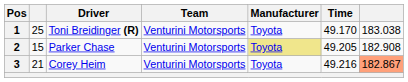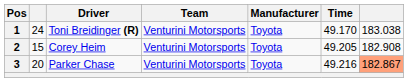(38, 30) 25 -> (38, 30) 24
(82, 47) Parker Chase -> (77, 47) Corey Heim
(266, 47) khaki background -> (266, 47) no background
(38, 64) 21 -> (38, 64) 20
(77, 64) Corey Heim -> (82, 64) Parker Chase
